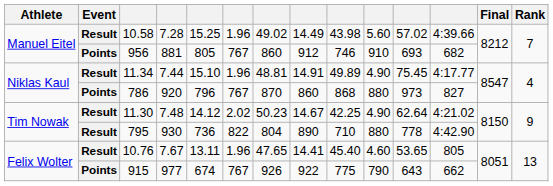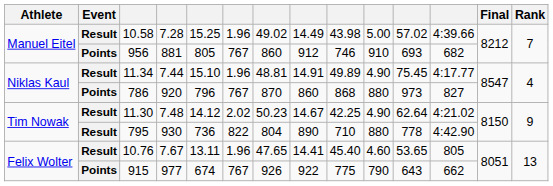(378, 34) 5.60 -> (378, 34) 5.00
